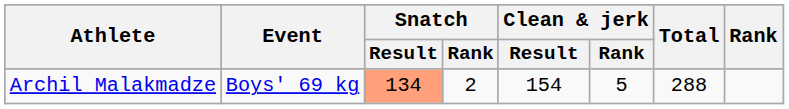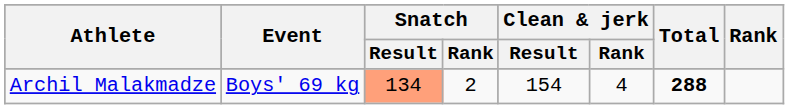(622, 86) 5 -> (622, 86) 4
(689, 86) normal -> (689, 86) bold
